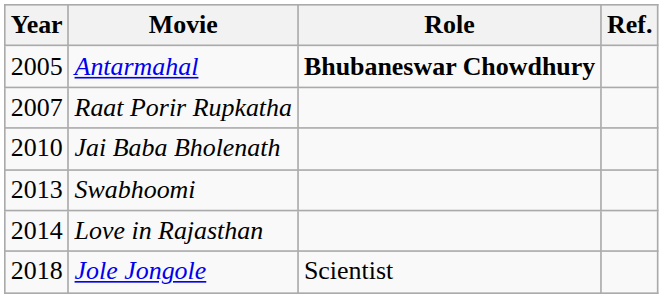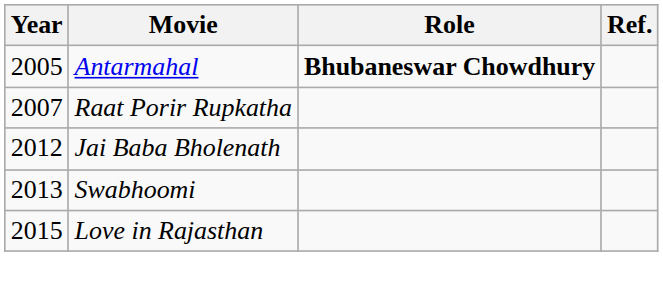(37, 148) 2010 -> (37, 148) 2012
(37, 230) 2014 -> (37, 230) 2015
- row: (140, 271)
